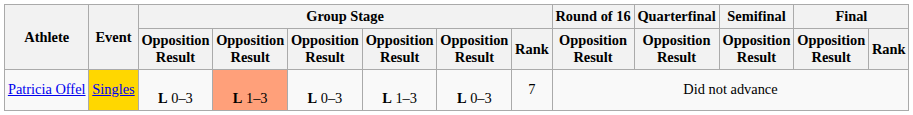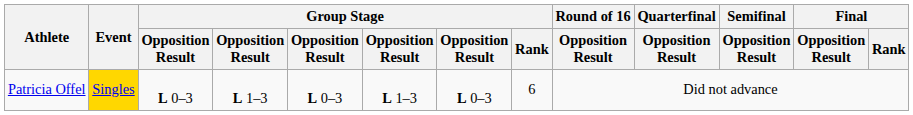(250, 98) lightsalmon background -> (250, 98) no background
(532, 89) 7 -> (532, 89) 6
